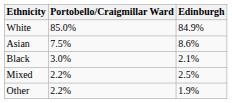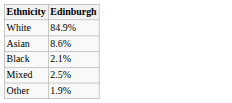- column: (112, 12)
